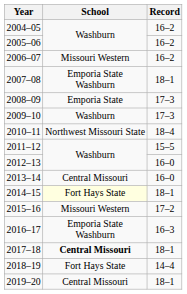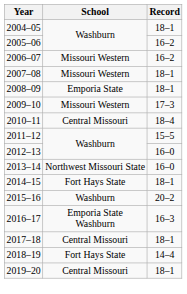(165, 27) 16–2 -> (165, 27) 18–1
(95, 79) Emporia State Washburn -> (95, 74) Missouri Western
(165, 100) 17–3 -> (165, 89) 18–1
(95, 116) Washburn -> (95, 105) Missouri Western
(95, 131) Northwest Missouri State -> (95, 120) Central Missouri
(95, 178) Central Missouri -> (95, 167) Northwest Missouri State
(95, 193) lightyellow background -> (95, 182) no background
(95, 208) Missouri Western -> (95, 197) Washburn
(165, 208) 17–2 -> (165, 197) 20–2
(95, 250) bold -> (95, 239) normal
